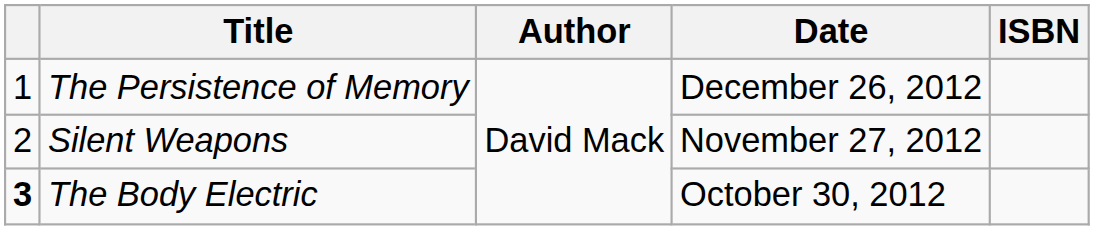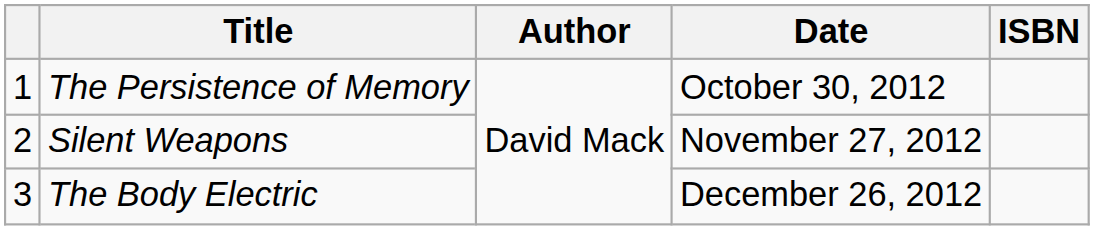(831, 86) December 26, 2012 -> (813, 86) October 30, 2012
(23, 195) bold -> (23, 195) normal
(813, 195) October 30, 2012 -> (831, 195) December 26, 2012
